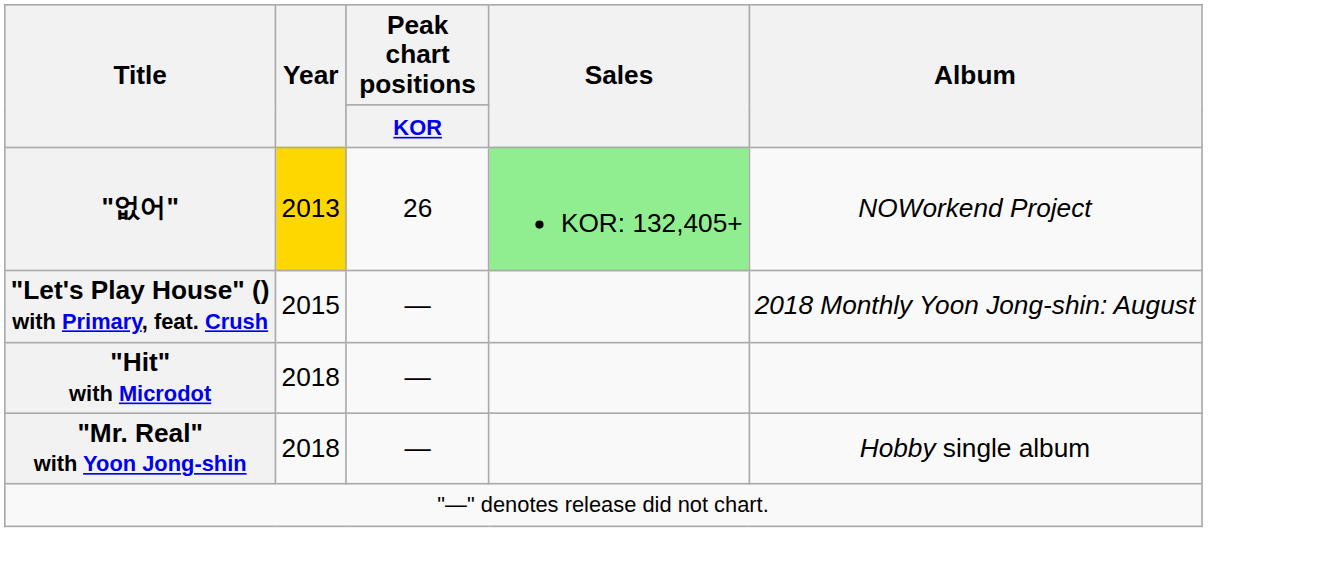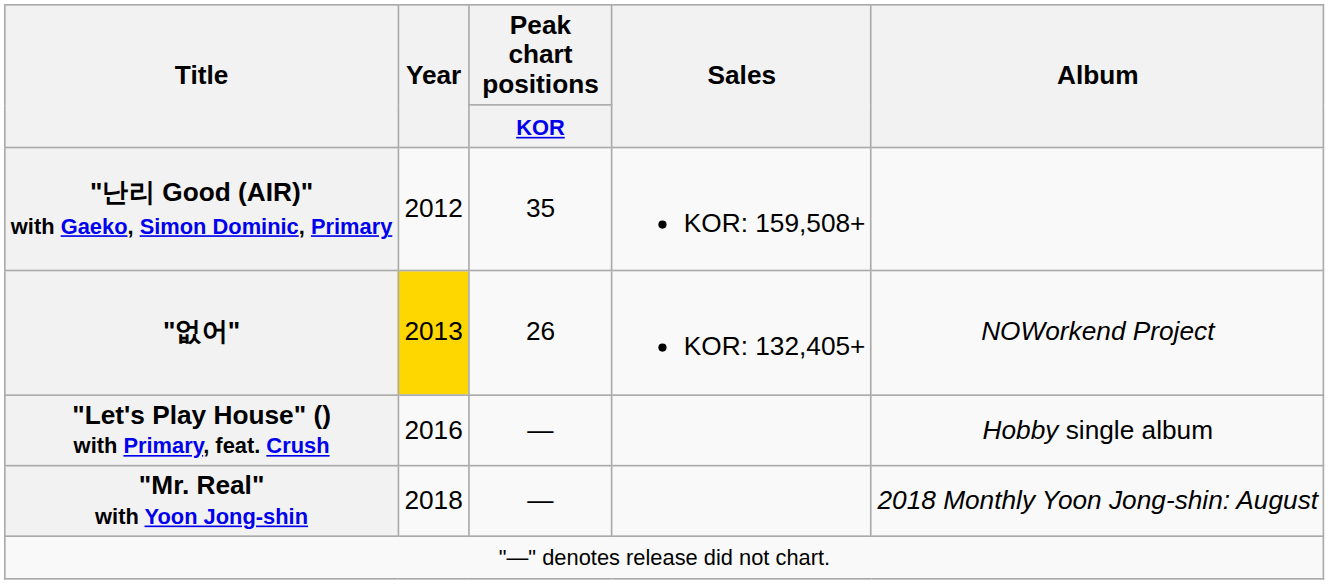+ row: (202, 209)
(619, 224) lightgreen background -> (742, 347) no background
(311, 305) 2015 -> (434, 429) 2016
(975, 305) 2018 Monthly Yoon Jong-shin: August -> (1098, 429) Hobby single album
- row: (140, 377)
(975, 448) Hobby single album -> (1098, 500) 2018 Monthly Yoon Jong-shin: August
